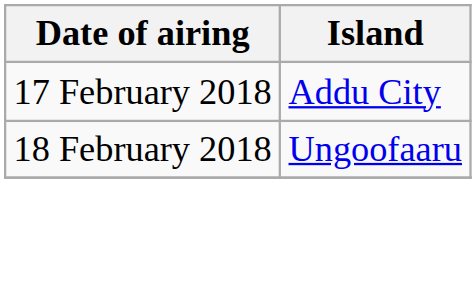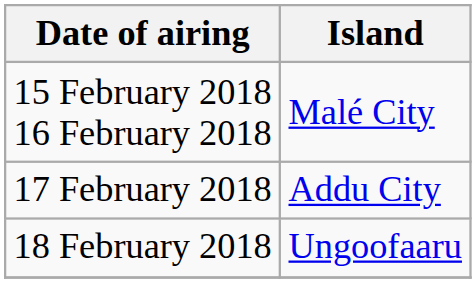+ row: (143, 111)
